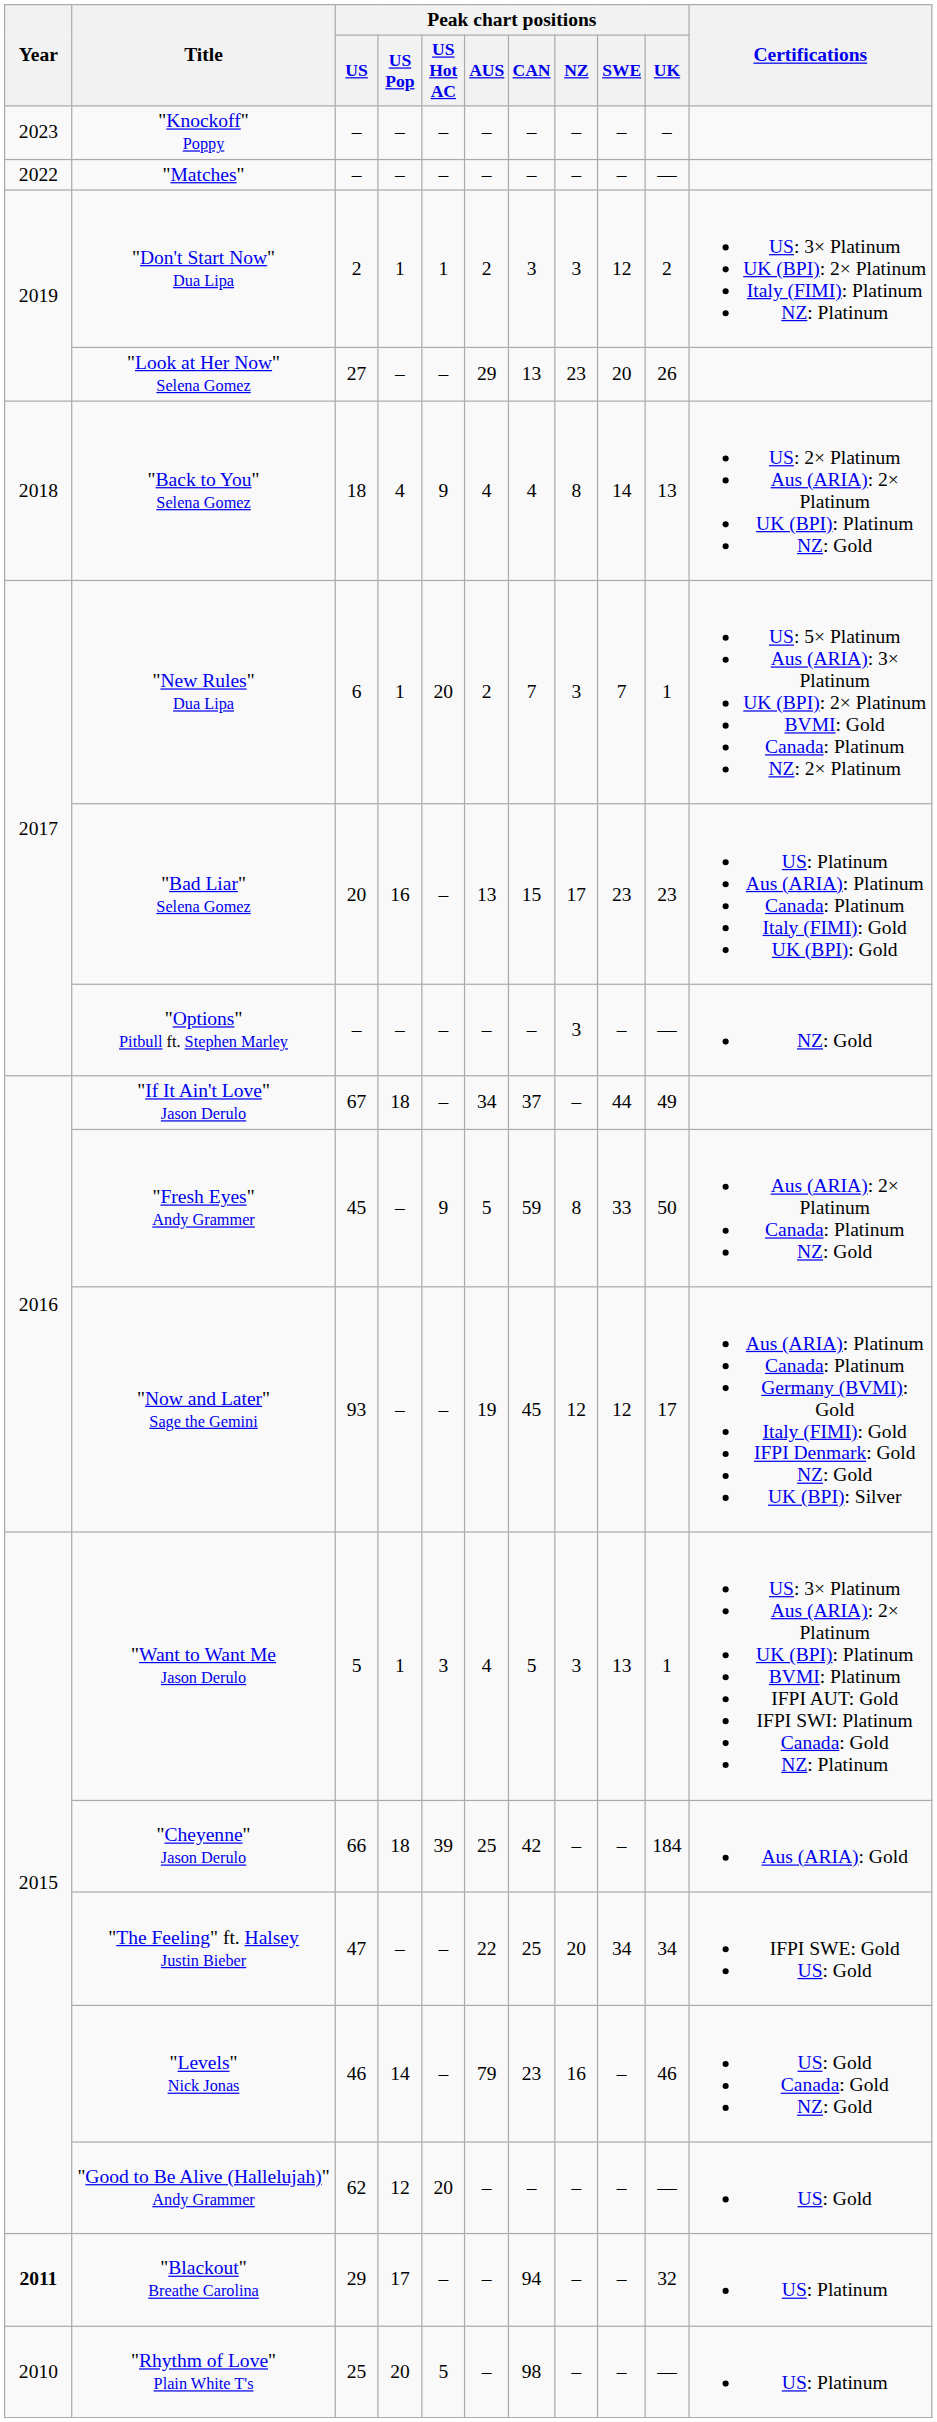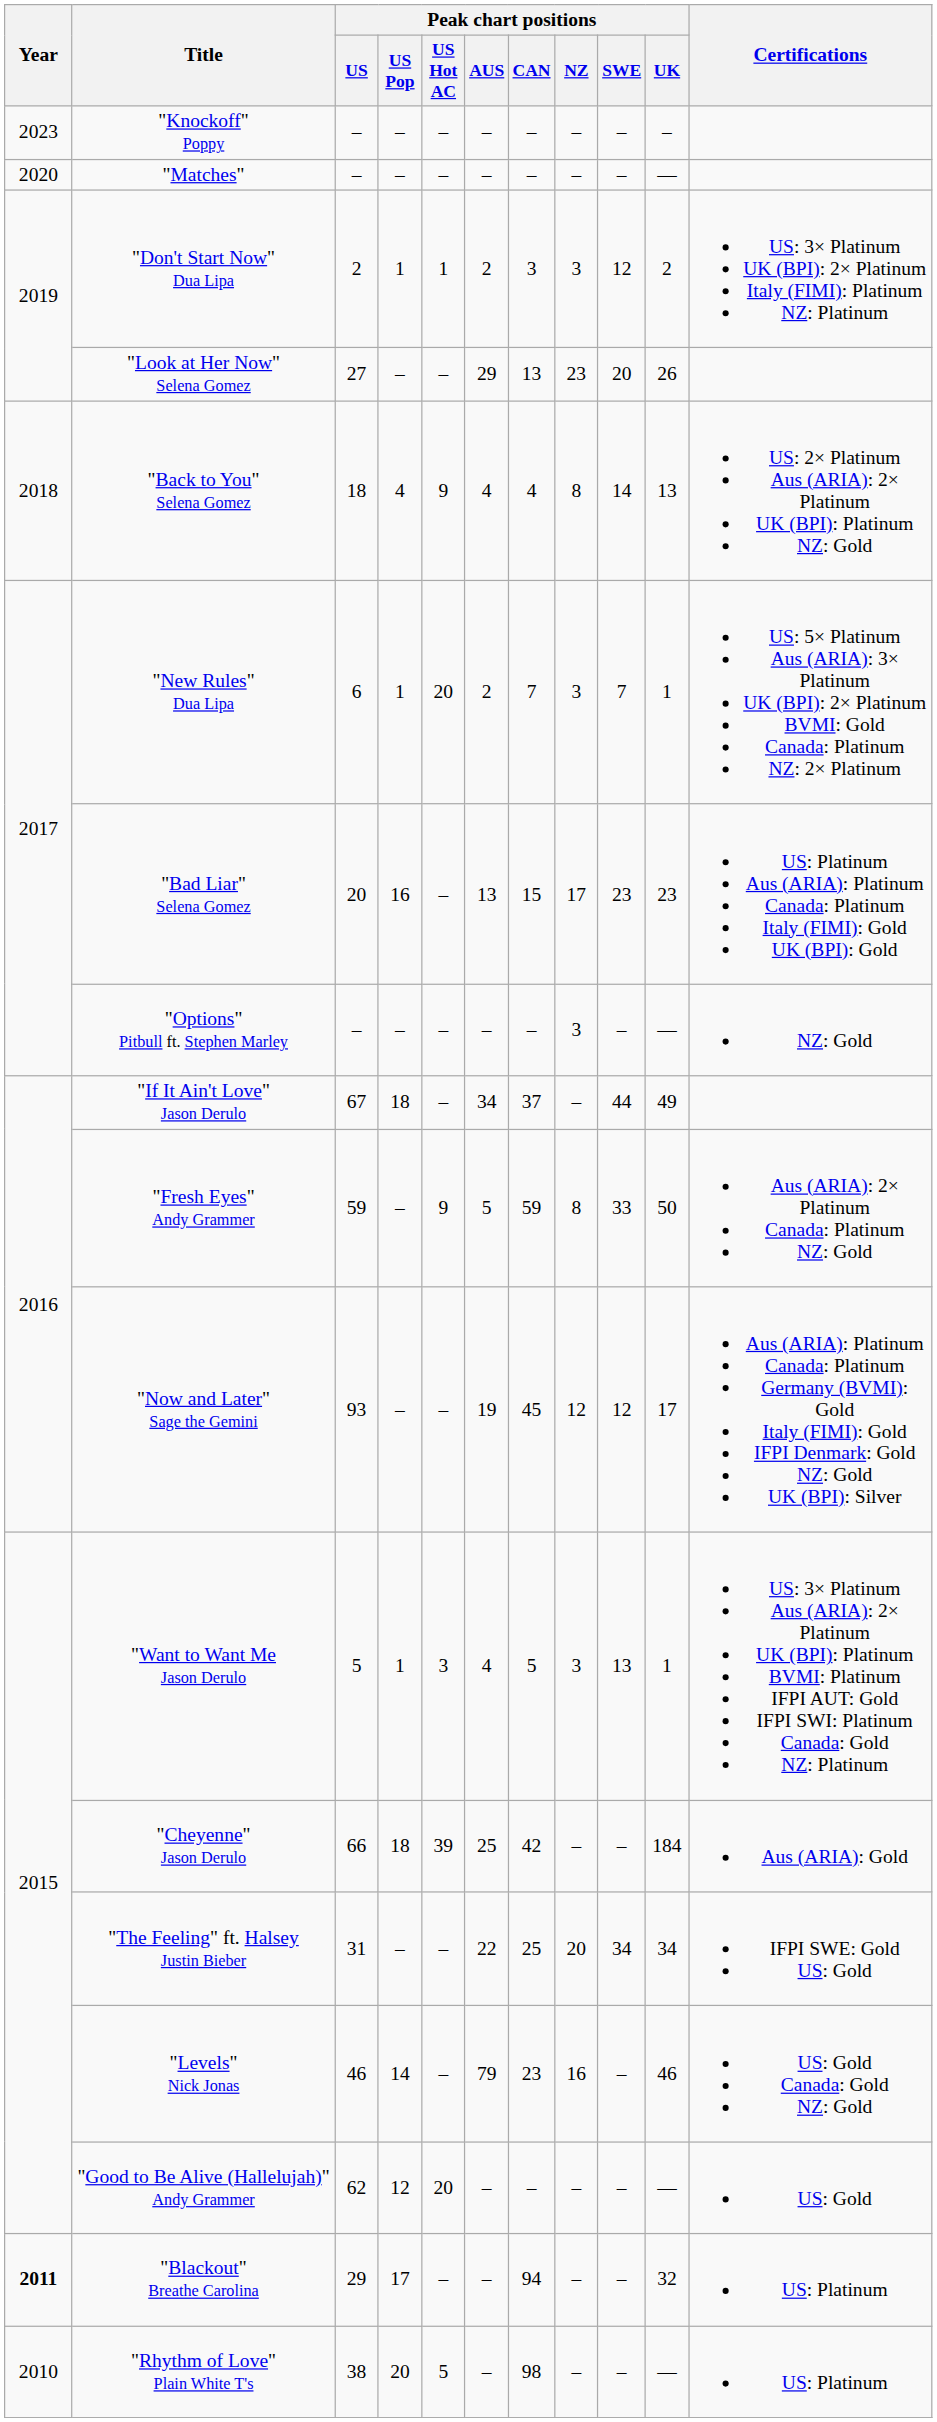(38, 174) 2022 -> (38, 174) 2020
(357, 1207) 45 -> (357, 1207) 59
(357, 1948) 47 -> (357, 1948) 31
(357, 2371) 25 -> (357, 2371) 38
